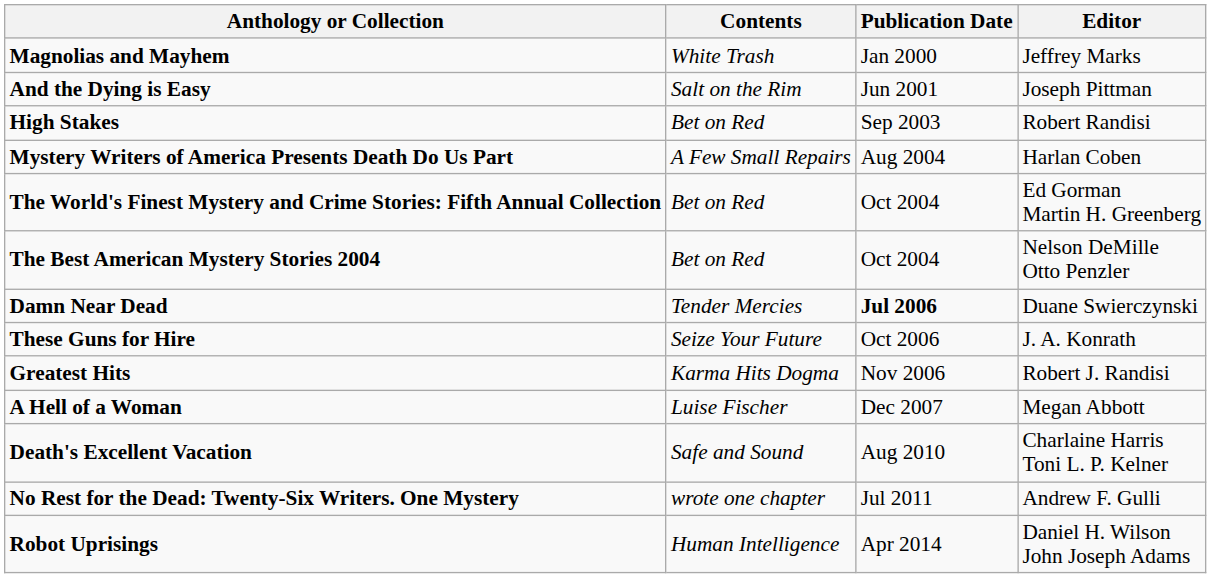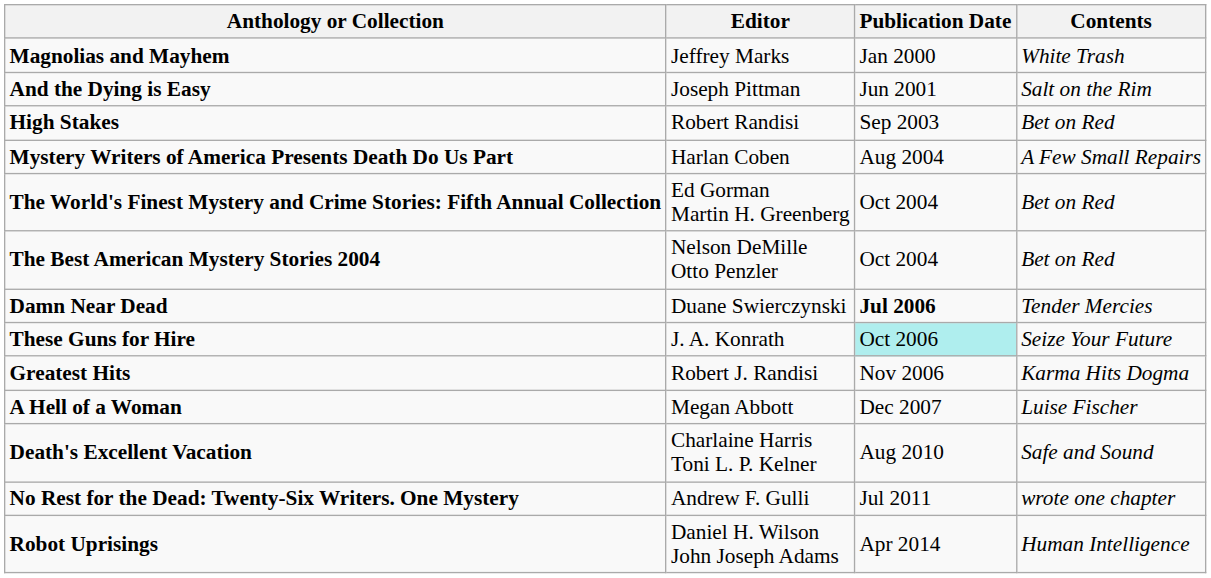columns swapped: (761, 21) <-> (1112, 21)
(900, 339) no background -> (899, 339) paleturquoise background
